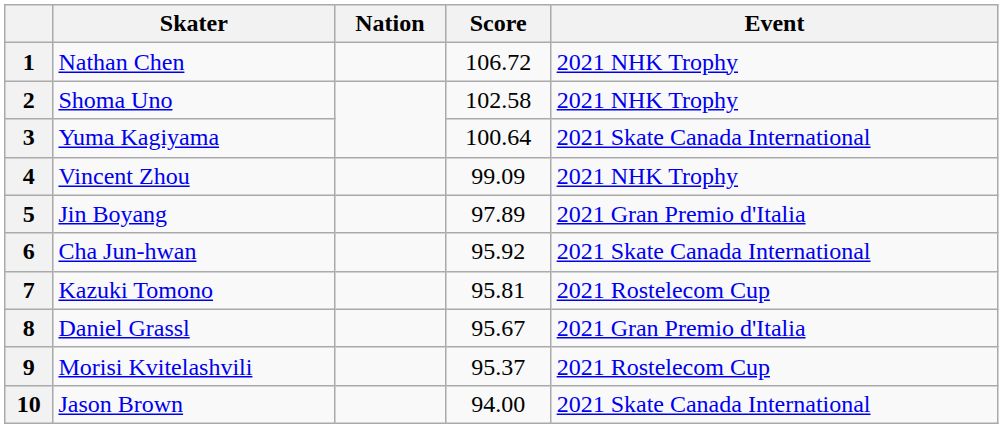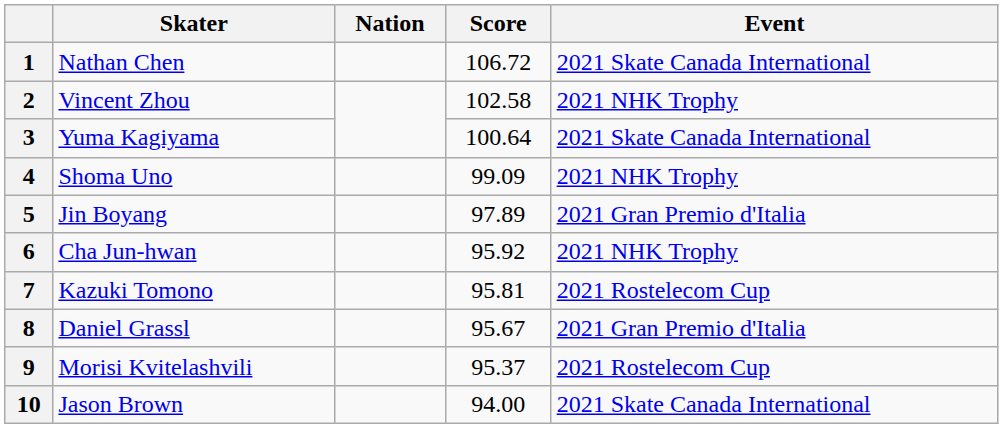(647, 61) 2021 NHK Trophy -> (714, 61) 2021 Skate Canada International
(115, 99) Shoma Uno -> (124, 99) Vincent Zhou
(124, 175) Vincent Zhou -> (115, 175) Shoma Uno
(714, 251) 2021 Skate Canada International -> (647, 251) 2021 NHK Trophy
